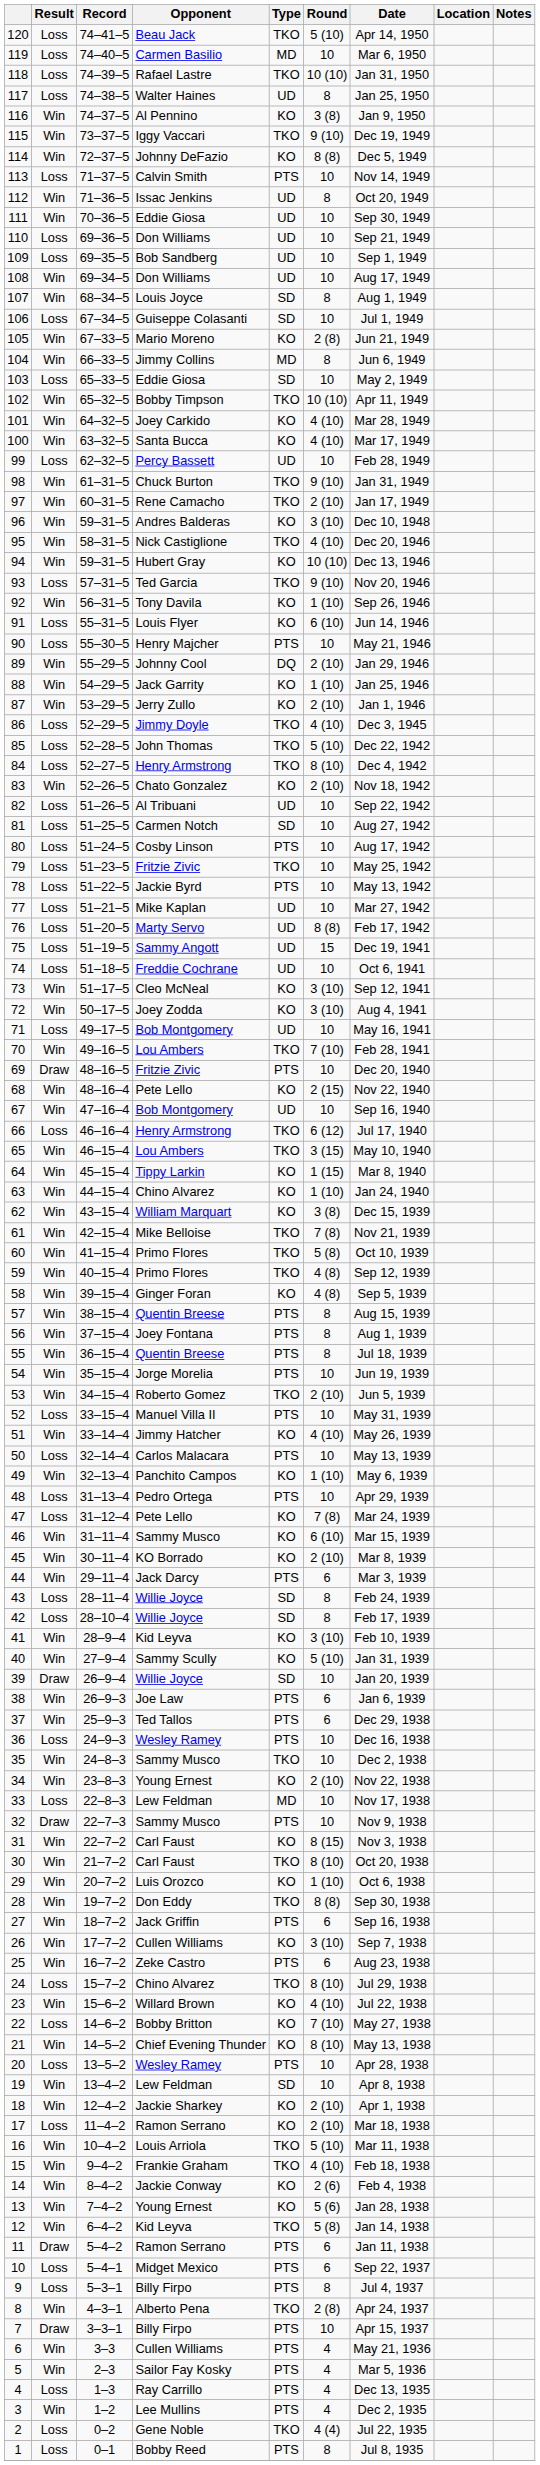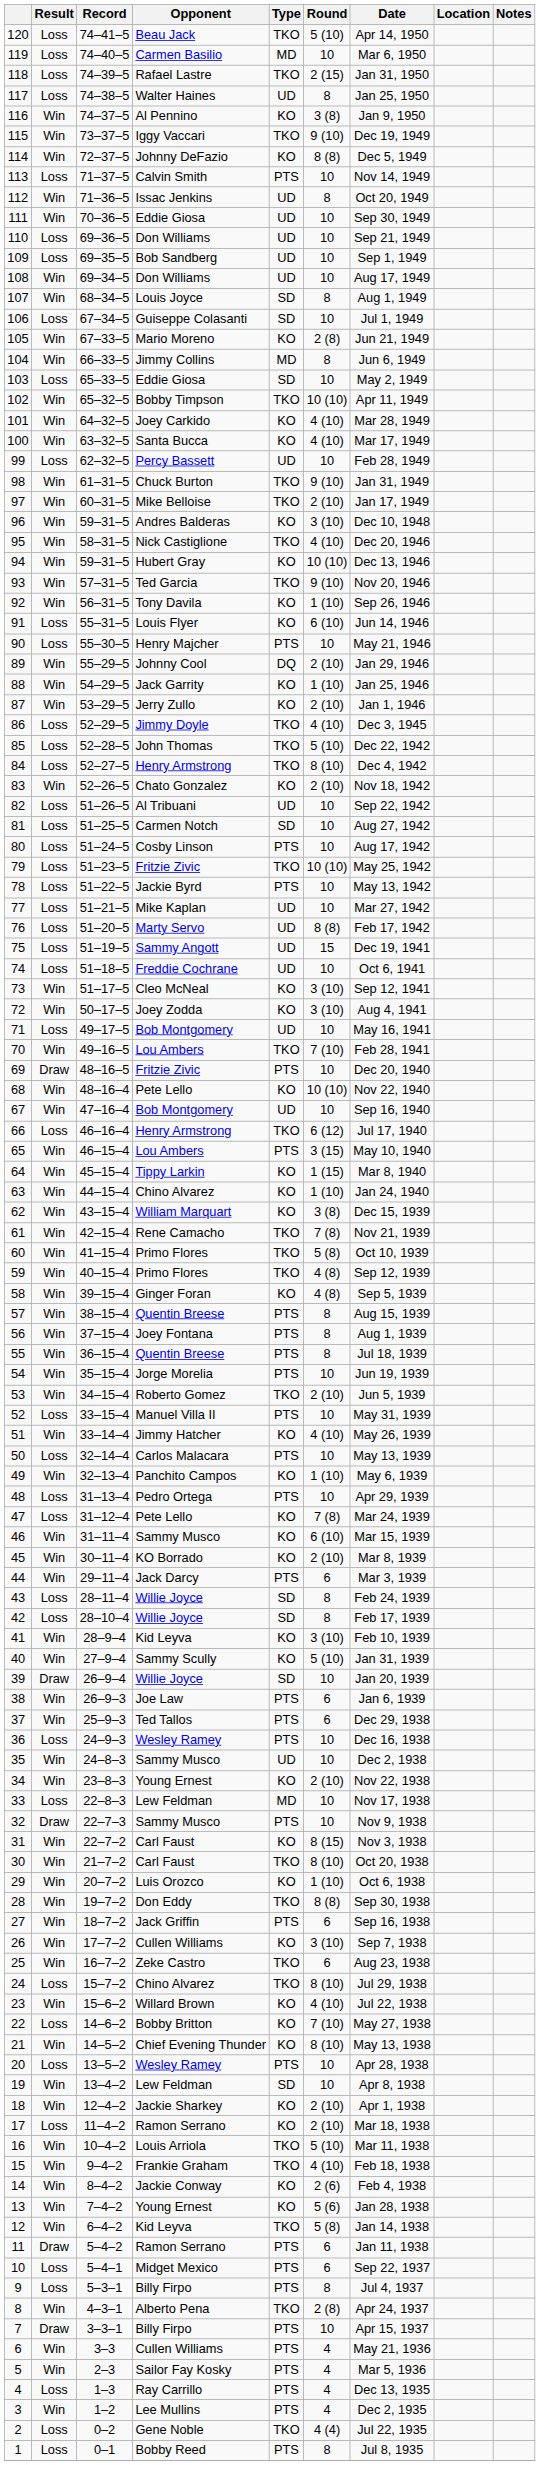(327, 75) 10 (10) -> (327, 75) 2 (15)
(180, 501) Rene Camacho -> (173, 501) Mike Belloise
(54, 583) Loss -> (54, 583) Win
(327, 867) 10 -> (327, 867) 10 (10)
(327, 1090) 2 (15) -> (327, 1090) 10 (10)
(286, 1151) TKO -> (286, 1151) PTS
(173, 1232) Mike Belloise -> (180, 1232) Rene Camacho
(286, 1760) TKO -> (286, 1760) UD
(286, 1963) PTS -> (286, 1963) TKO
